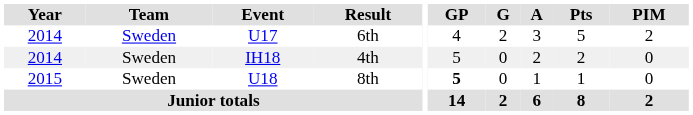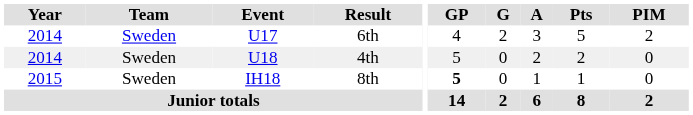(263, 57) IH18 -> (263, 57) U18
(263, 78) U18 -> (263, 78) IH18
